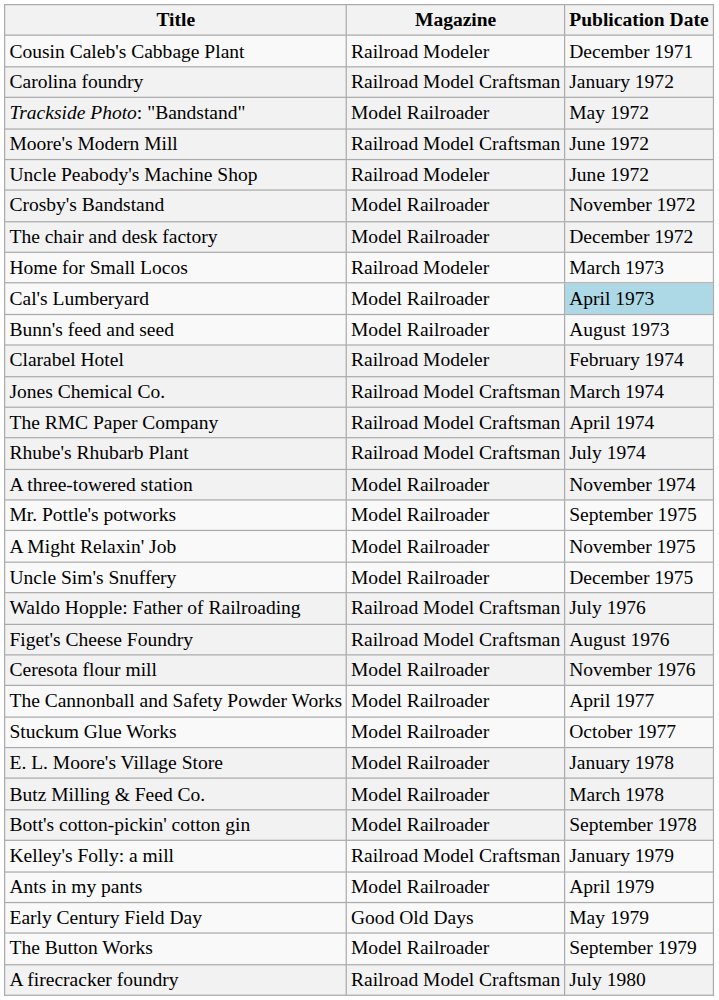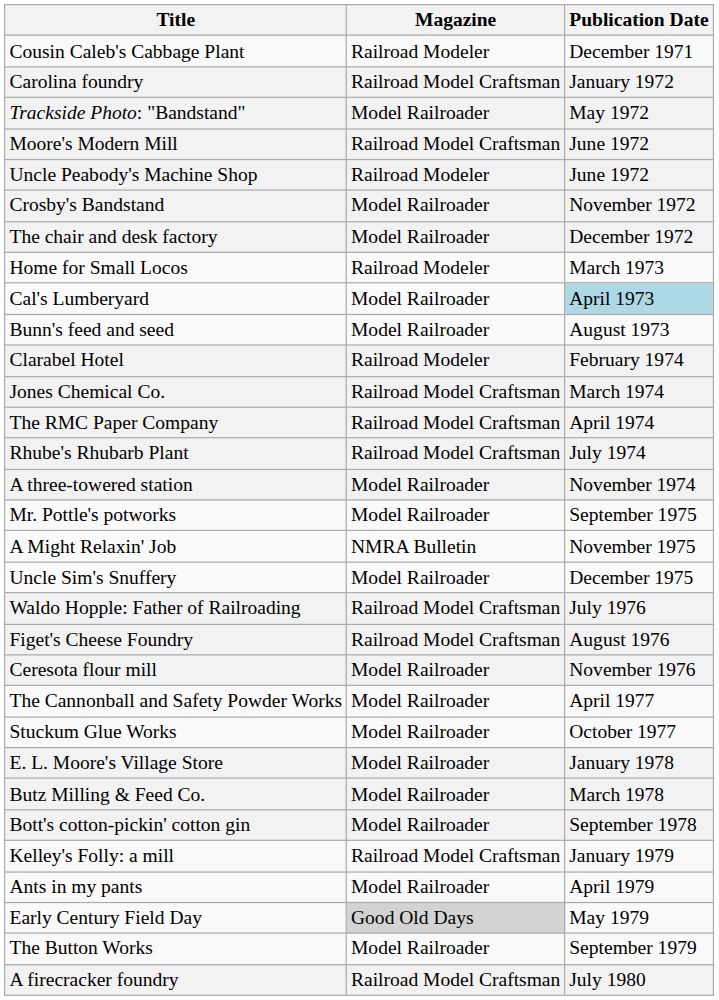(420, 546) Model Railroader -> (414, 546) NMRA Bulletin
(412, 917) no background -> (412, 917) lightgrey background
